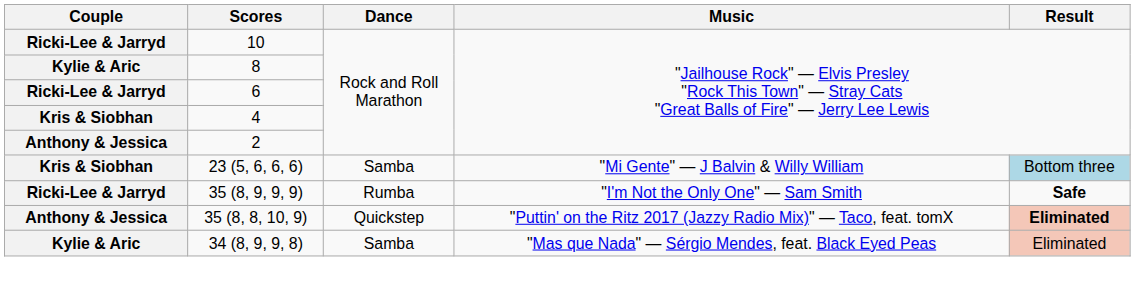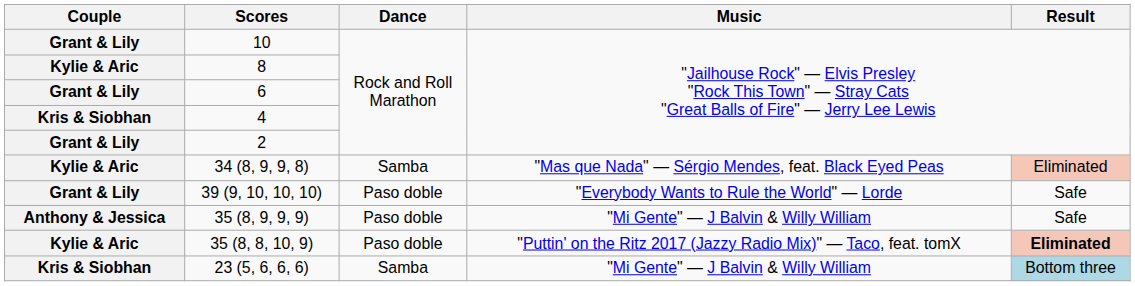(96, 42) Ricki-Lee & Jarryd -> (94, 42) Grant & Lily
(96, 92) Ricki-Lee & Jarryd -> (94, 92) Grant & Lily
(96, 142) Anthony & Jessica -> (94, 142) Grant & Lily
rows swapped: (256, 243) <-> (256, 167)
+ row: (262, 192)
(96, 192) Ricki-Lee & Jarryd -> (94, 218) Anthony & Jessica
(389, 192) Rumba -> (403, 218) Paso doble
(732, 192) "I'm Not the Only One" — Sam Smith -> (739, 218) "Mi Gente" — J Balvin & Willy William
(1069, 192) bold -> (1071, 218) normal
(96, 218) Anthony & Jessica -> (94, 243) Kylie & Aric
(389, 218) Quickstep -> (403, 243) Paso doble
